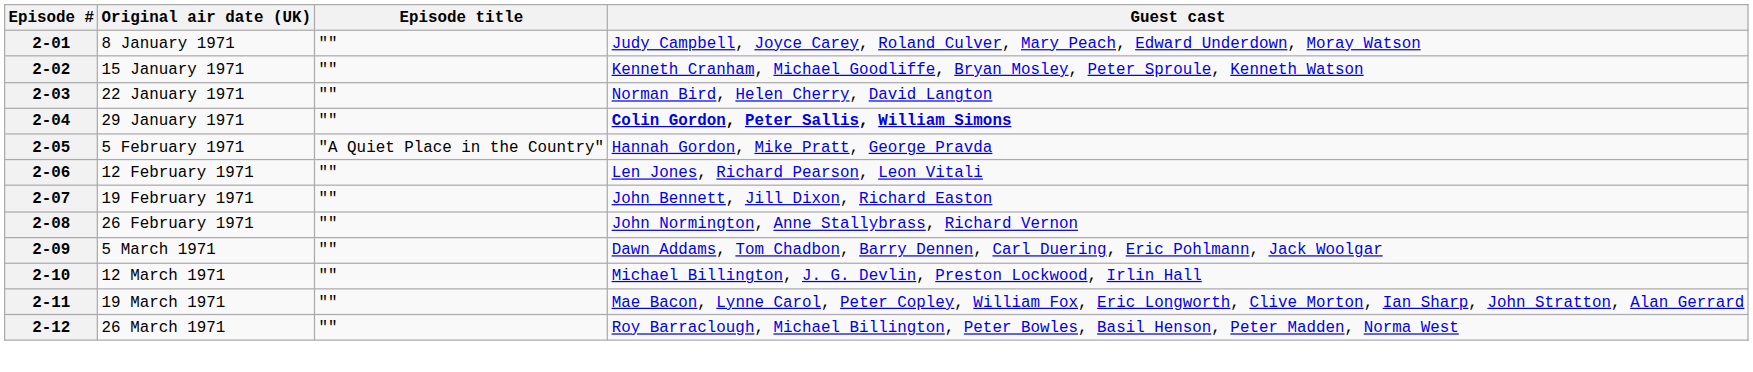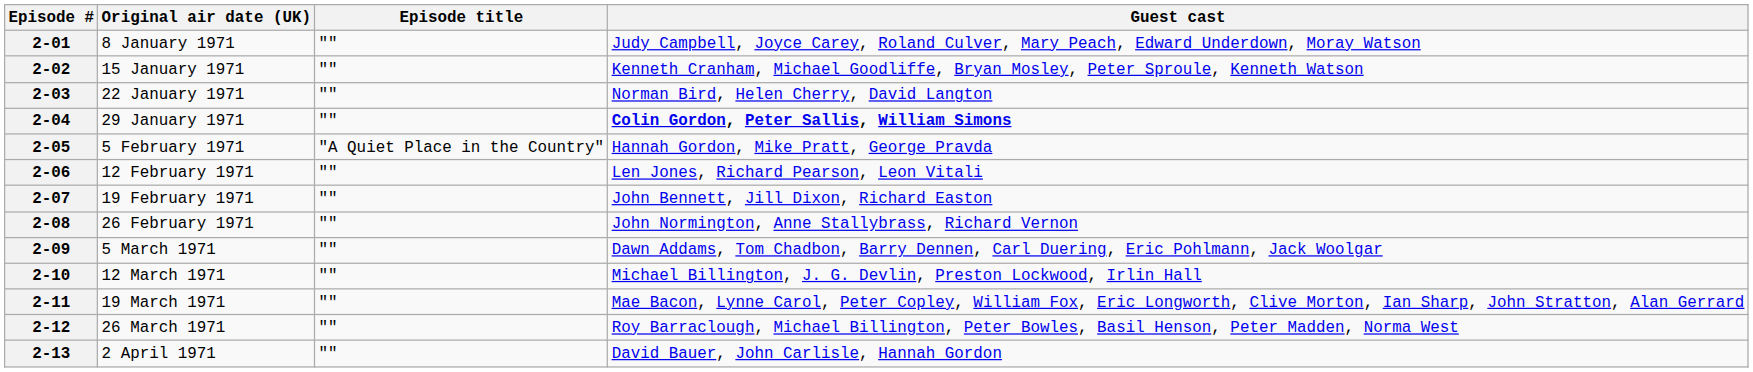+ row: (51, 354)
